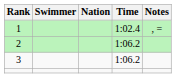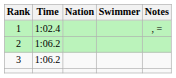columns swapped: (56, 12) <-> (127, 12)
